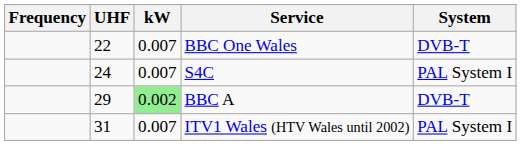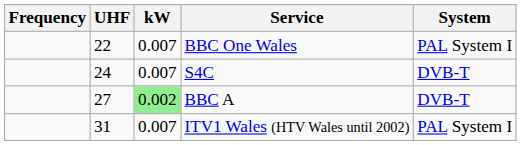(443, 45) DVB-T -> (465, 45) PAL System I
(465, 72) PAL System I -> (443, 72) DVB-T
(103, 99) 29 -> (103, 99) 27
